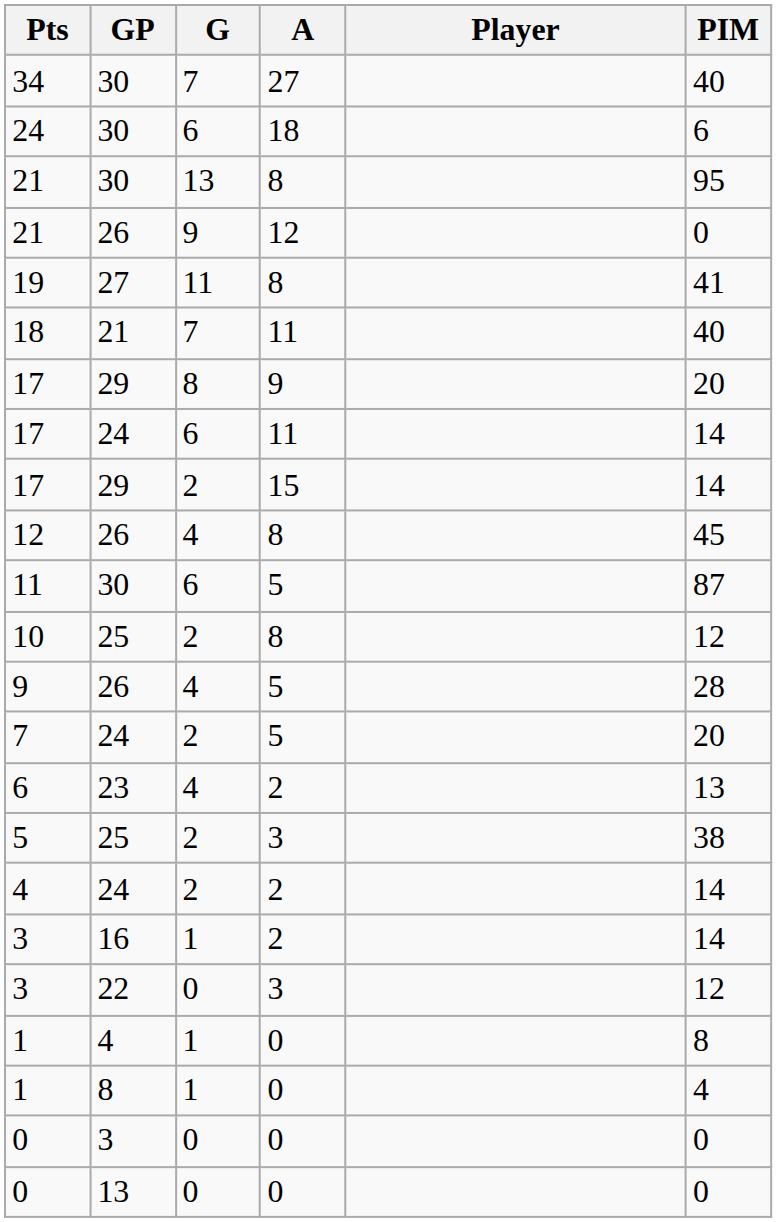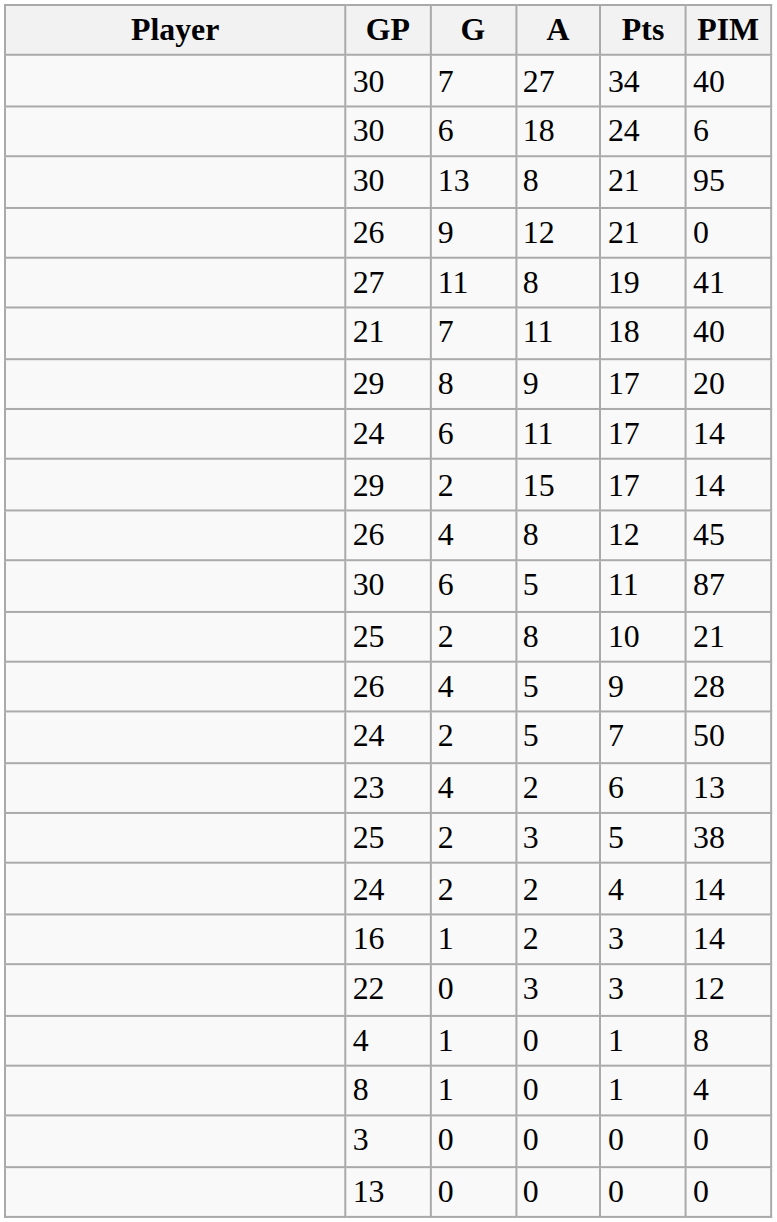columns swapped: (515, 29) <-> (48, 29)
(709, 635) 12 -> (709, 635) 21
(709, 736) 20 -> (709, 736) 50
